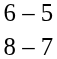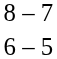rows swapped: (28, 12) <-> (28, 46)
